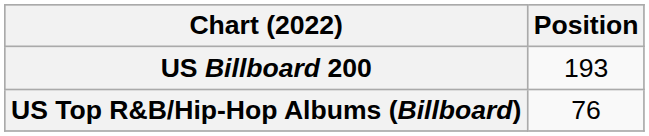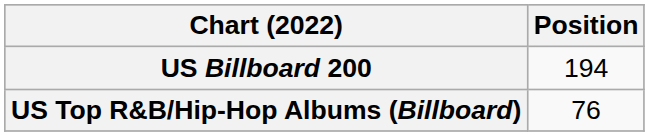(586, 67) 193 -> (586, 67) 194
